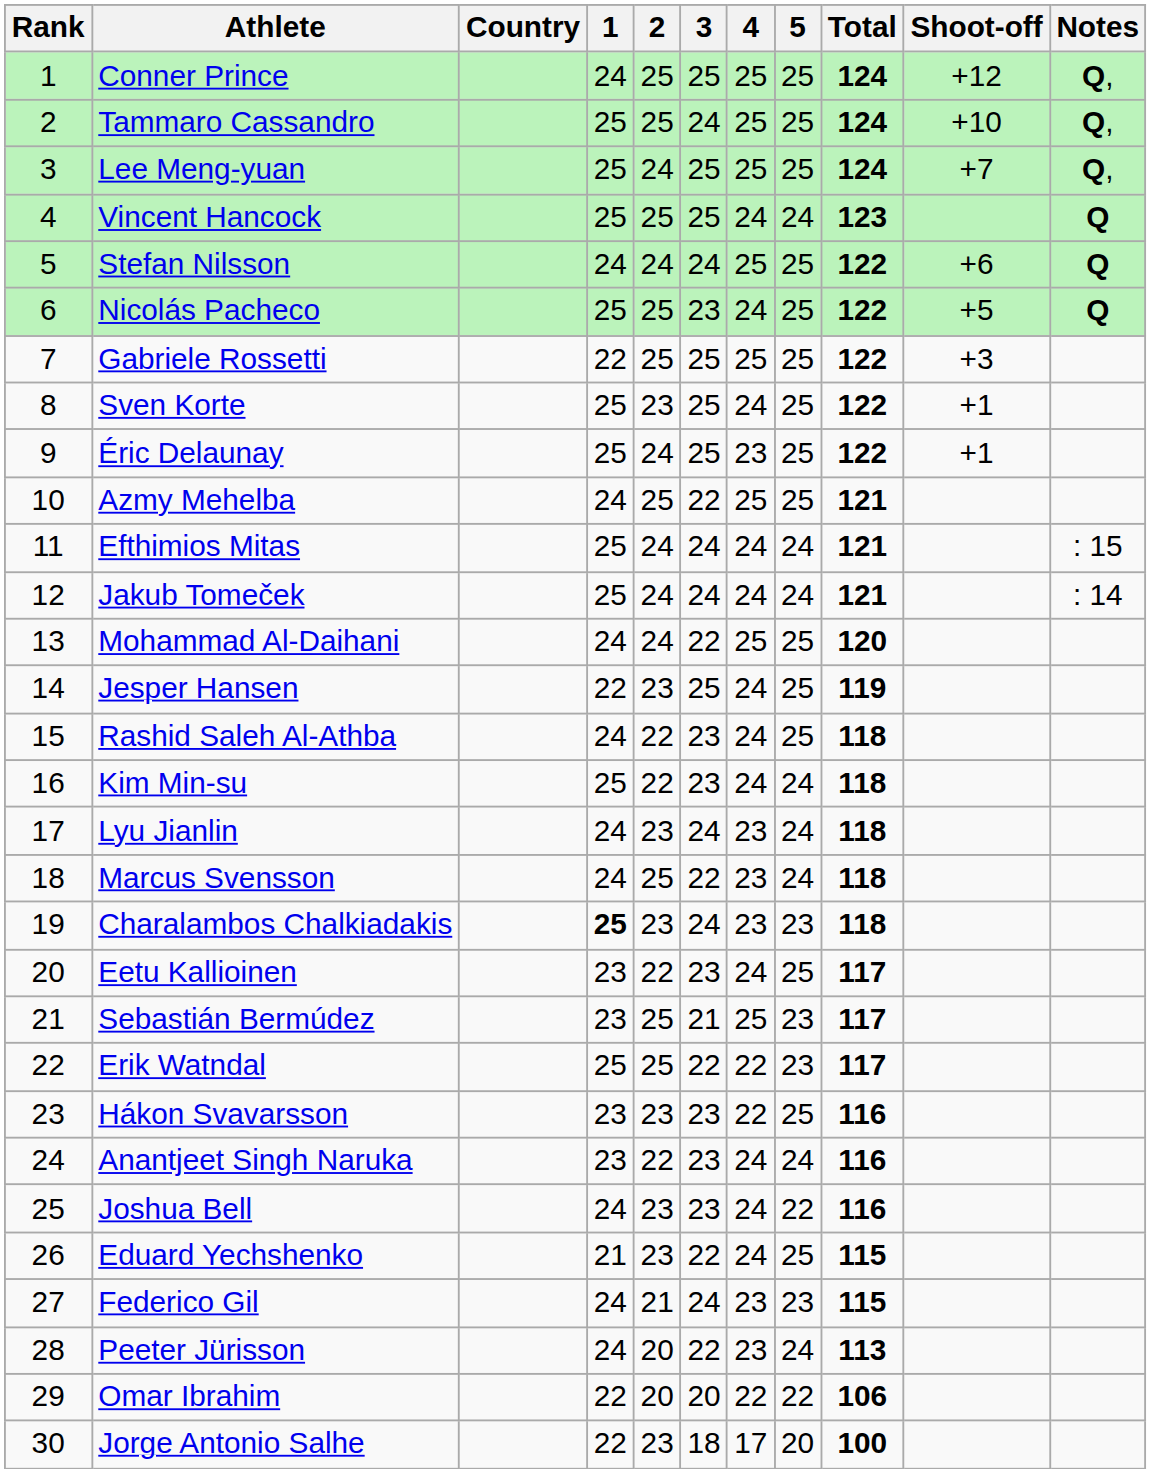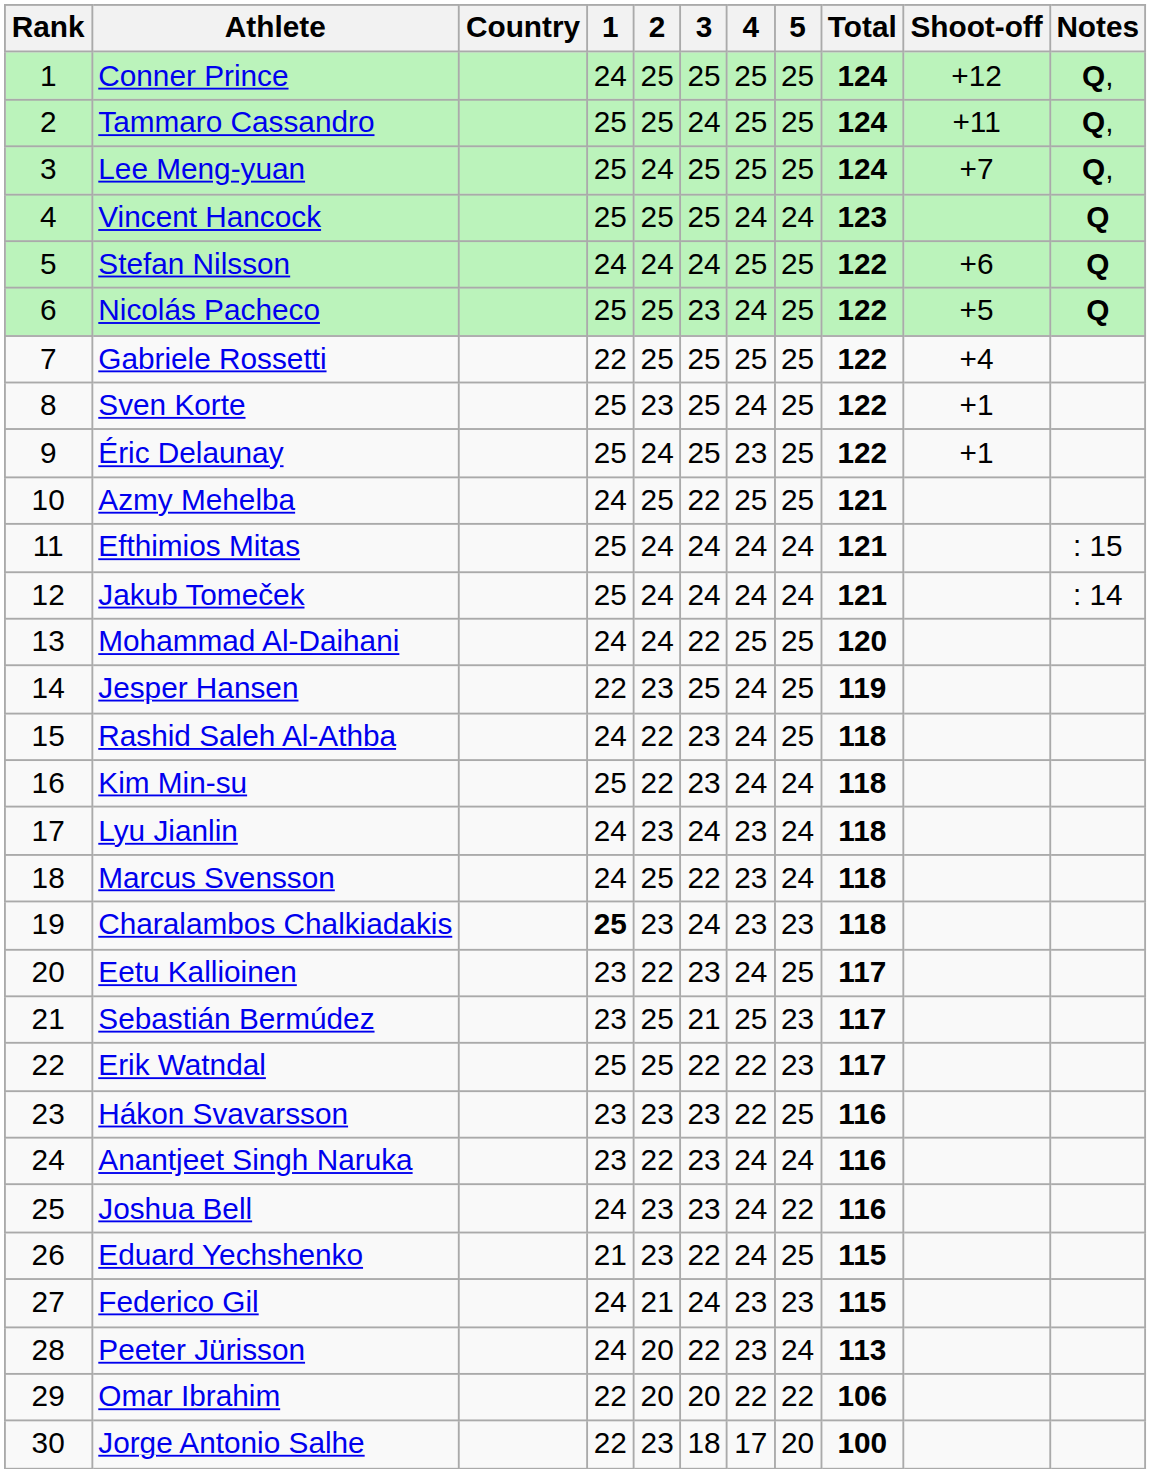(977, 122) +10 -> (977, 122) +11
(977, 358) +3 -> (977, 358) +4
